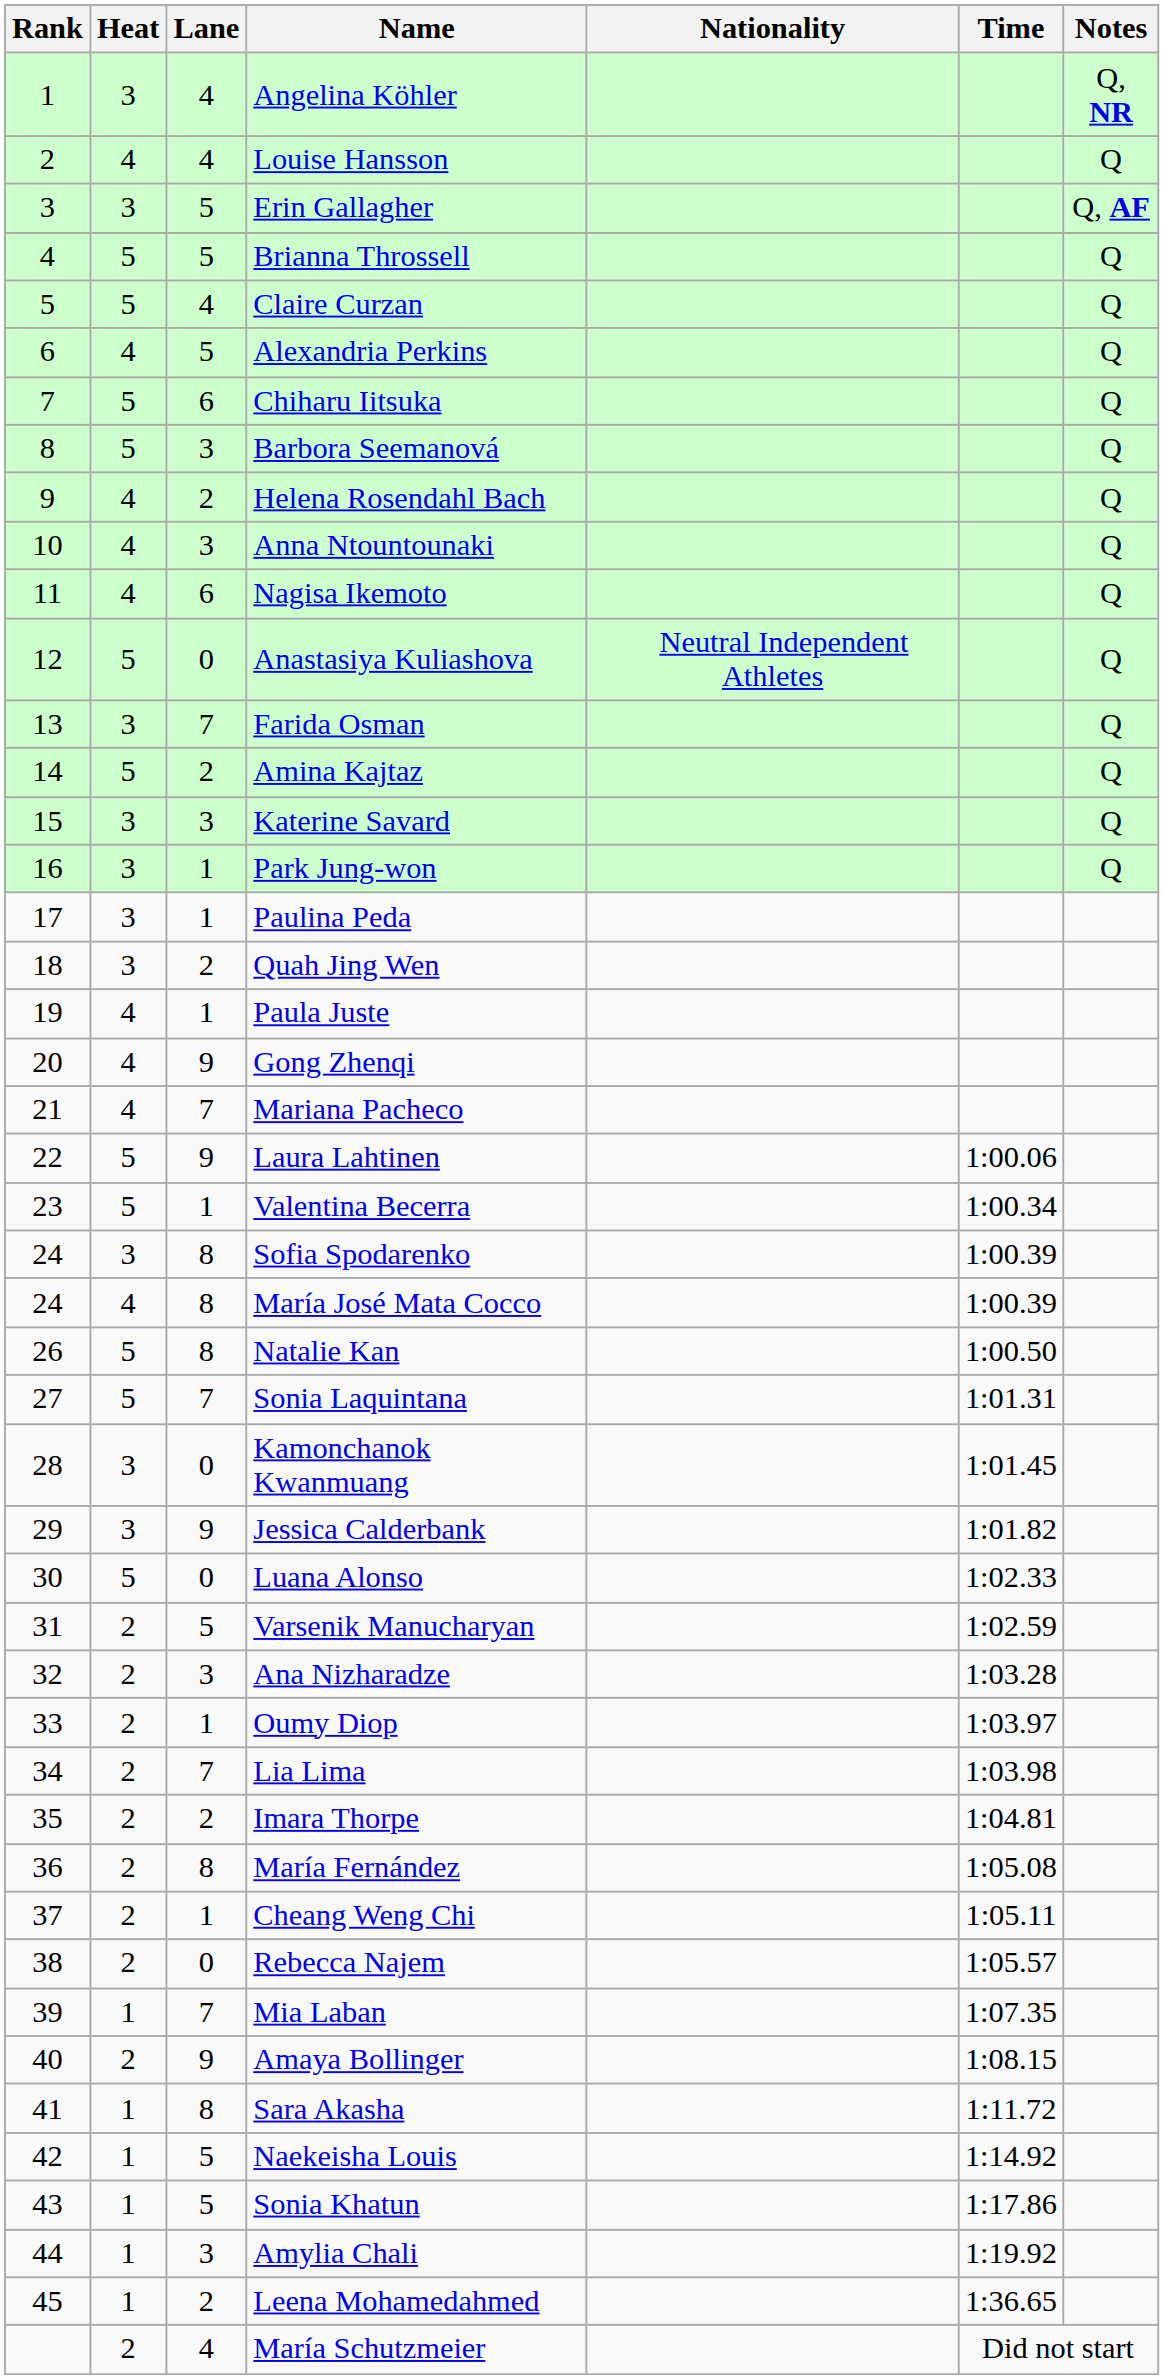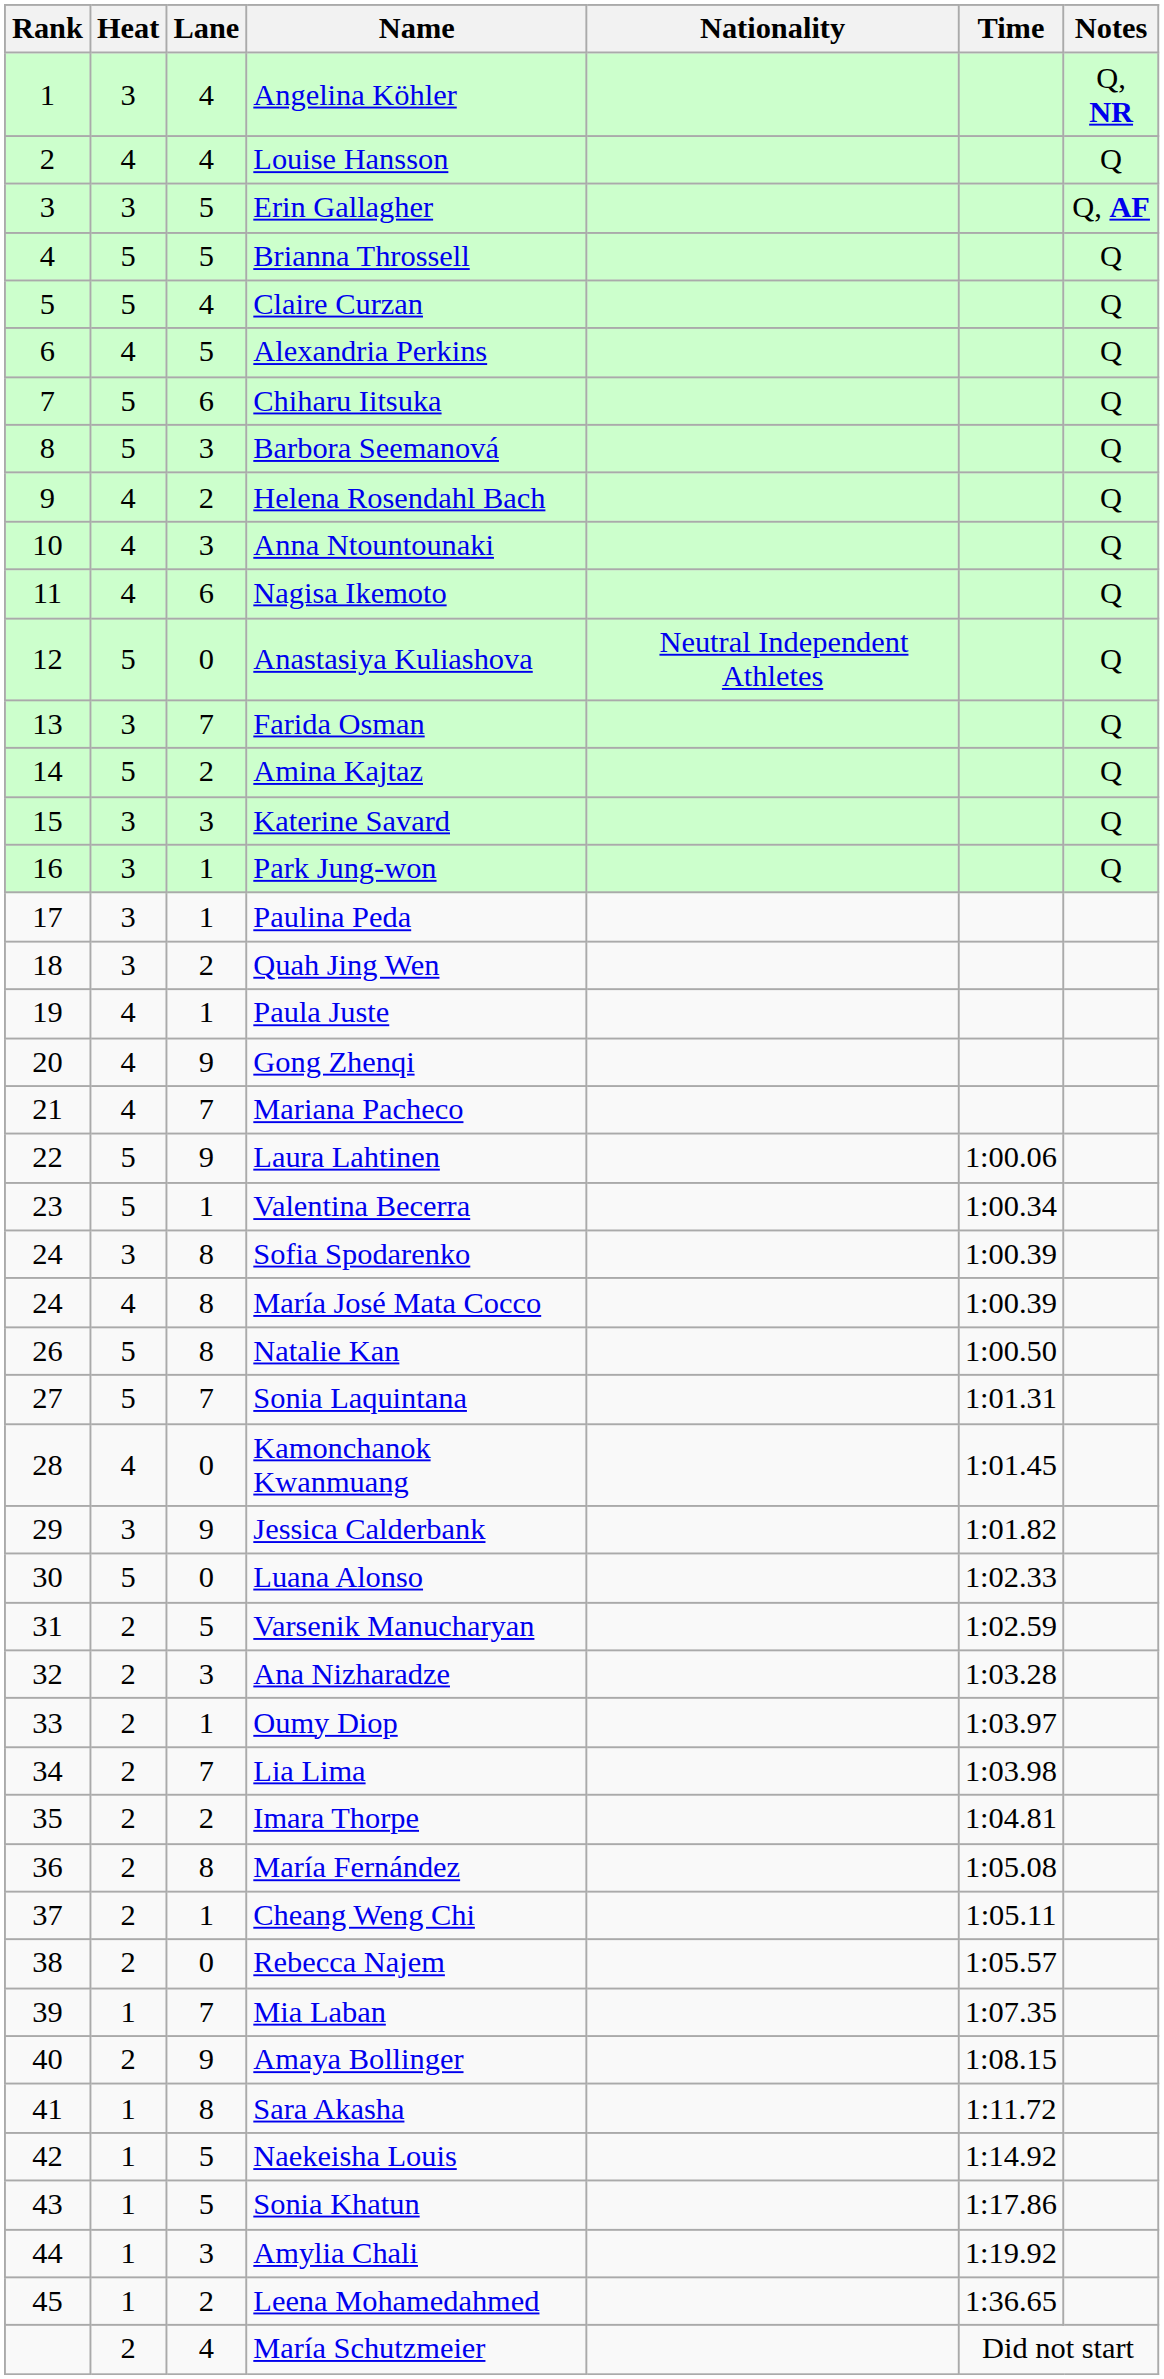(128, 1464) 3 -> (128, 1464) 4
